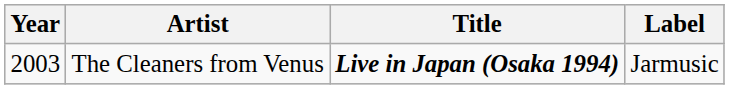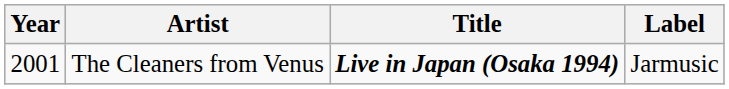(35, 63) 2003 -> (35, 63) 2001
